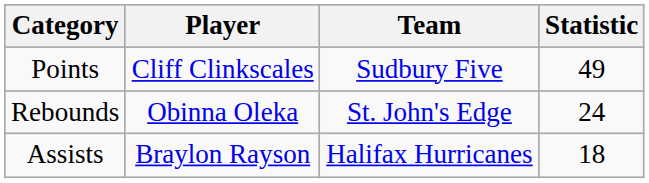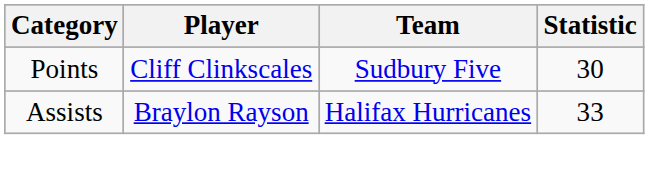(592, 68) 49 -> (590, 68) 30
- row: (65, 111)
(592, 154) 18 -> (590, 111) 33
